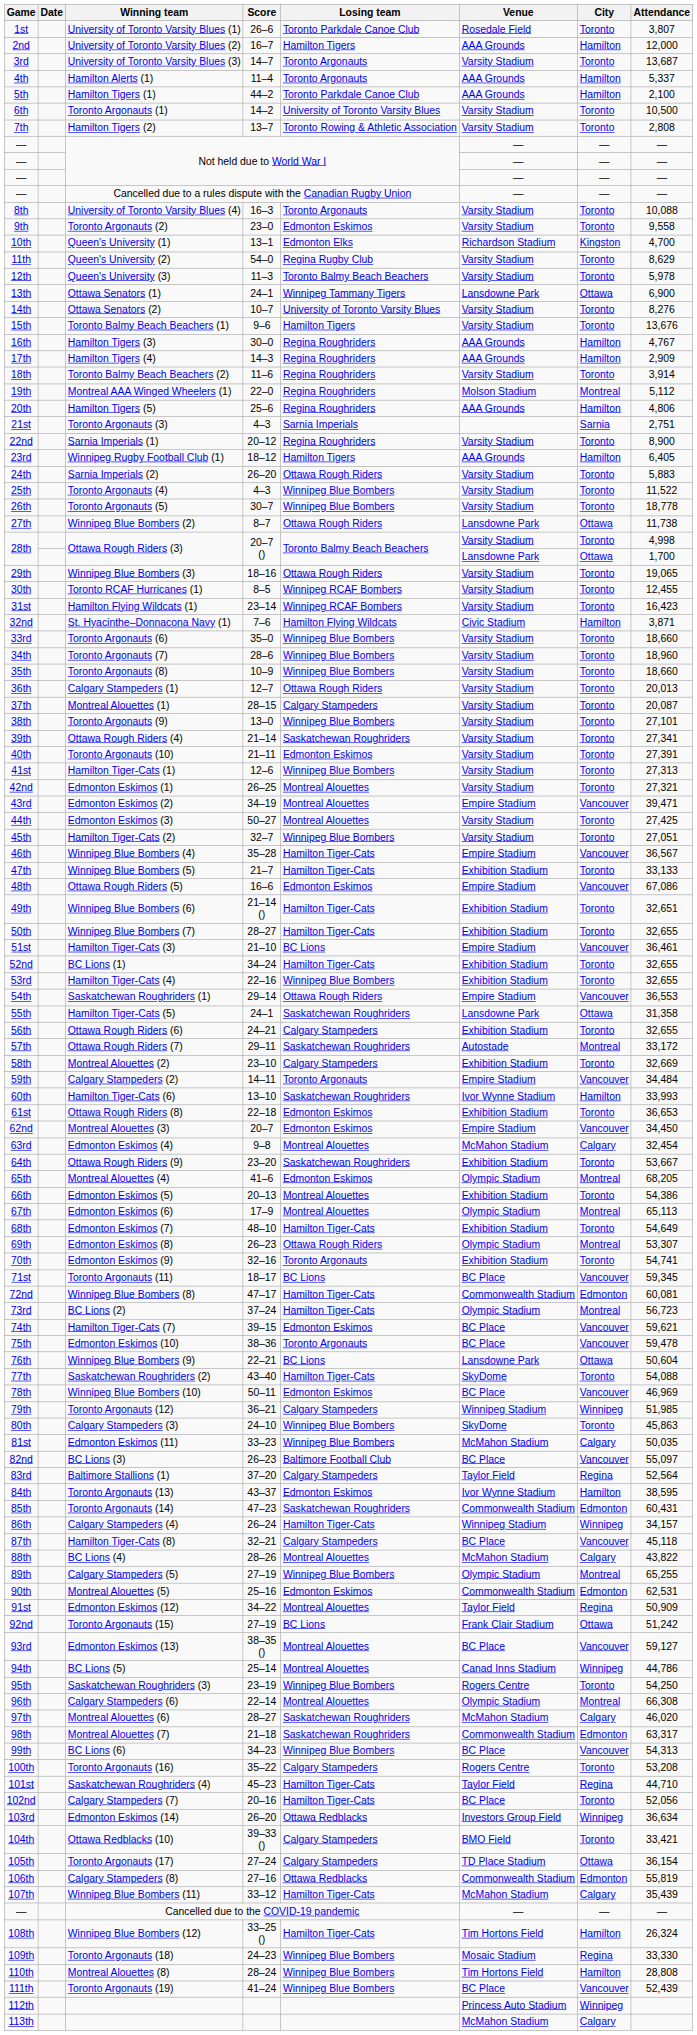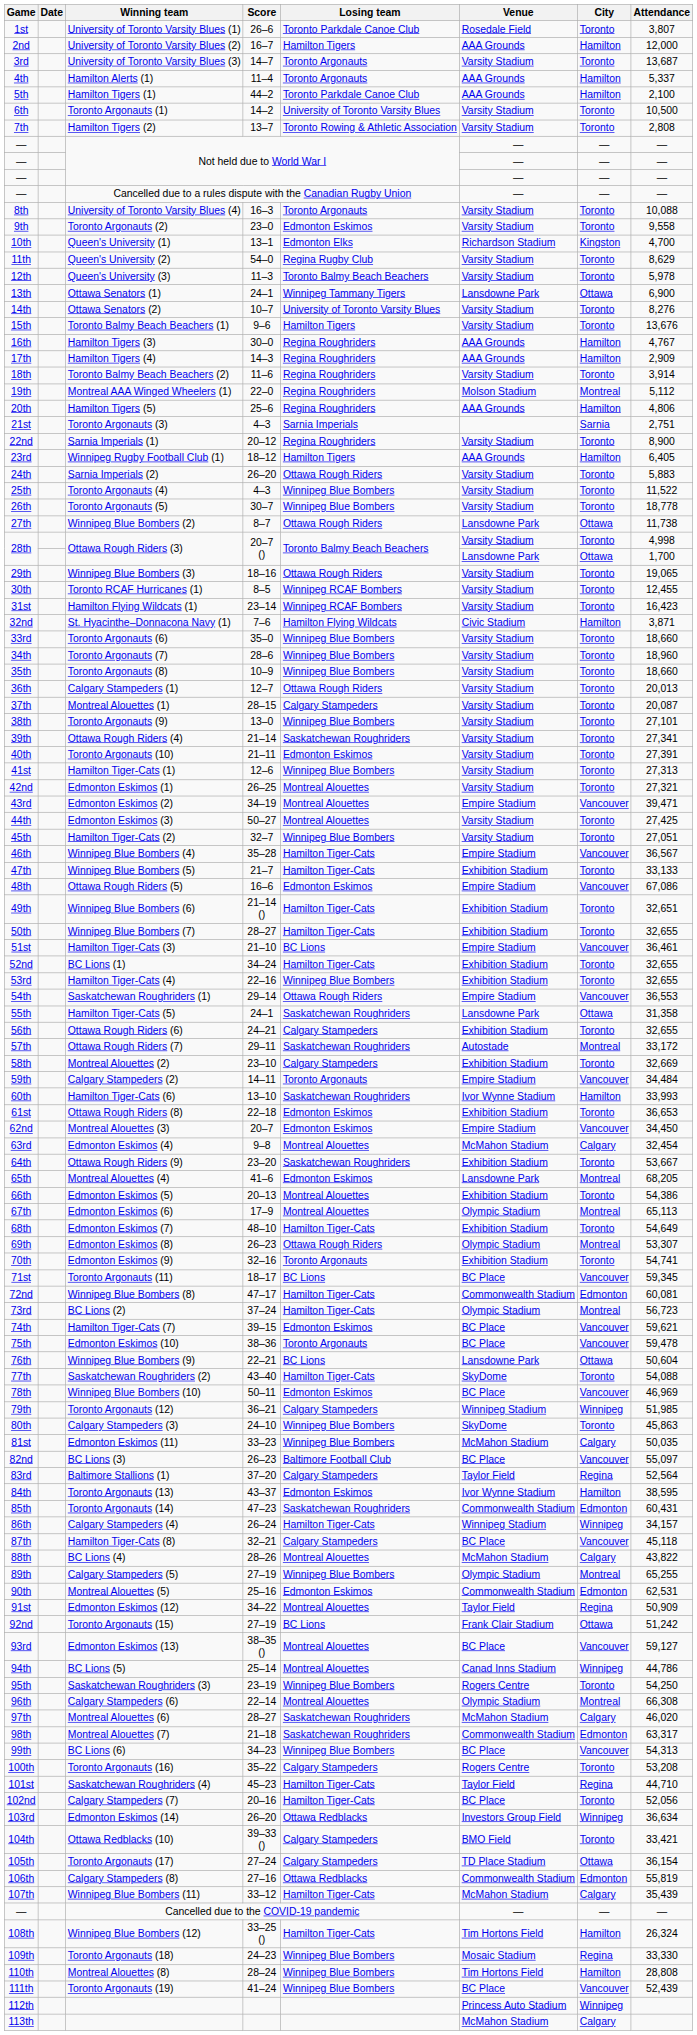(501, 1179) Olympic Stadium -> (500, 1179) Lansdowne Park
